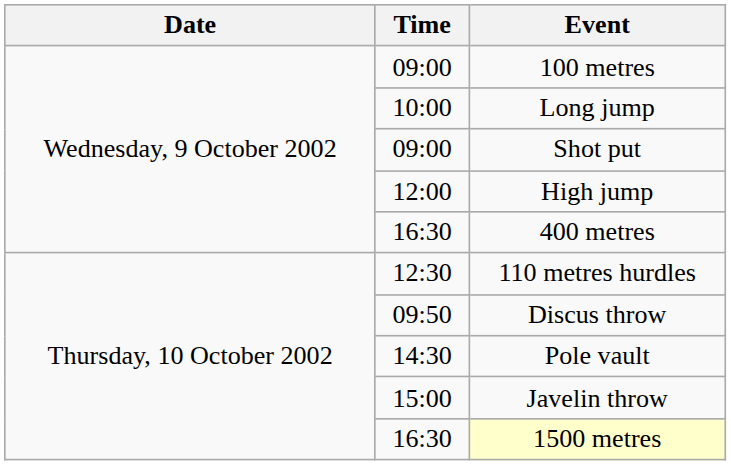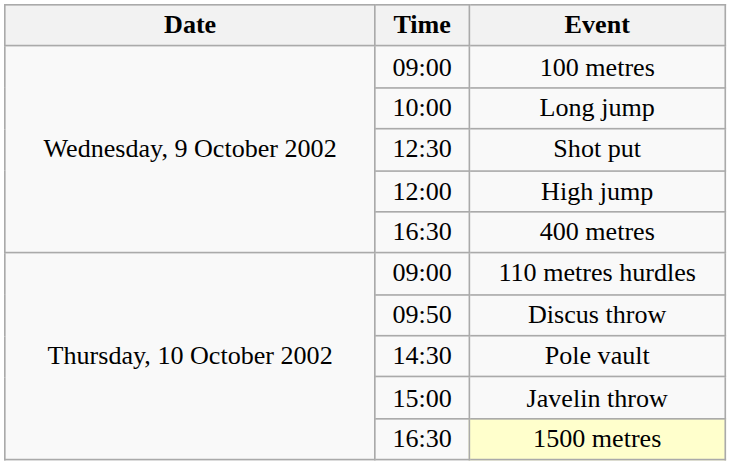(422, 149) 09:00 -> (422, 149) 12:30
(422, 273) 12:30 -> (422, 273) 09:00
